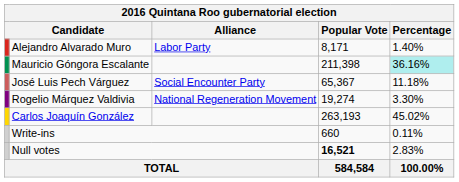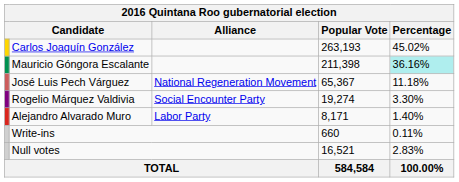rows swapped: (73, 116) <-> (71, 47)
(209, 82) Social Encounter Party -> (235, 82) National Regeneration Movement
(235, 99) National Regeneration Movement -> (209, 99) Social Encounter Party
(338, 151) bold -> (338, 151) normal
